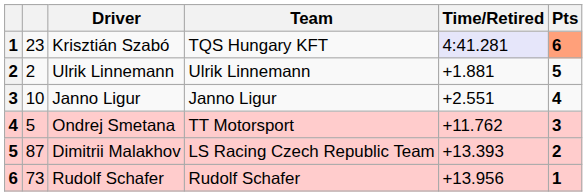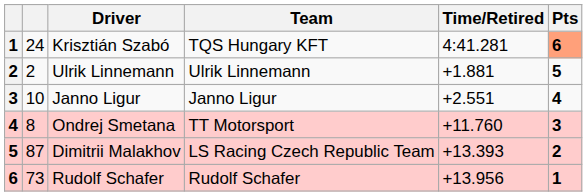(35, 45) 23 -> (35, 45) 24
(475, 45) lavender background -> (475, 45) no background
(30, 125) 5 -> (30, 125) 8
(473, 125) +11.762 -> (473, 125) +11.760
